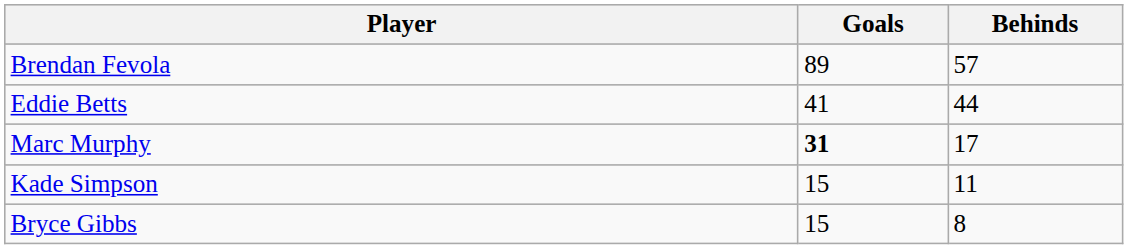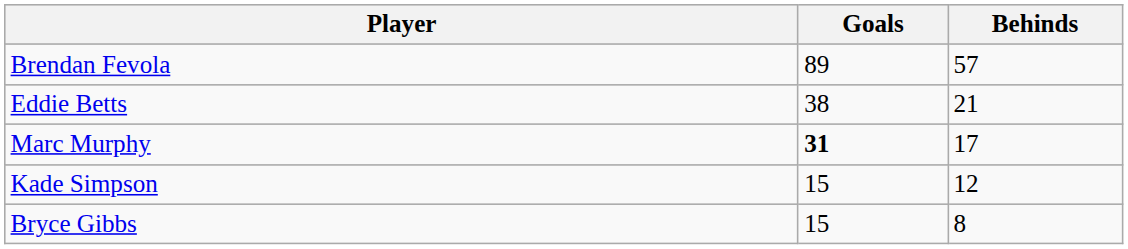(817, 104) 41 -> (817, 104) 38
(966, 104) 44 -> (966, 104) 21
(966, 183) 11 -> (966, 183) 12
